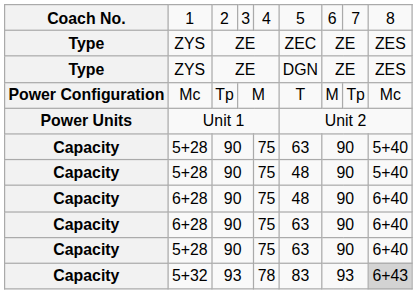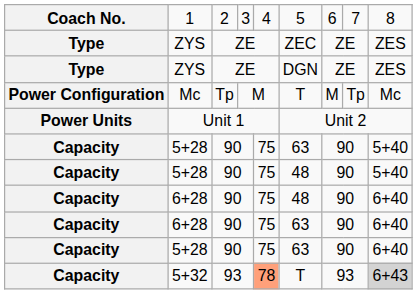(266, 276) no background -> (266, 276) lightsalmon background
(300, 276) 83 -> (300, 276) T
